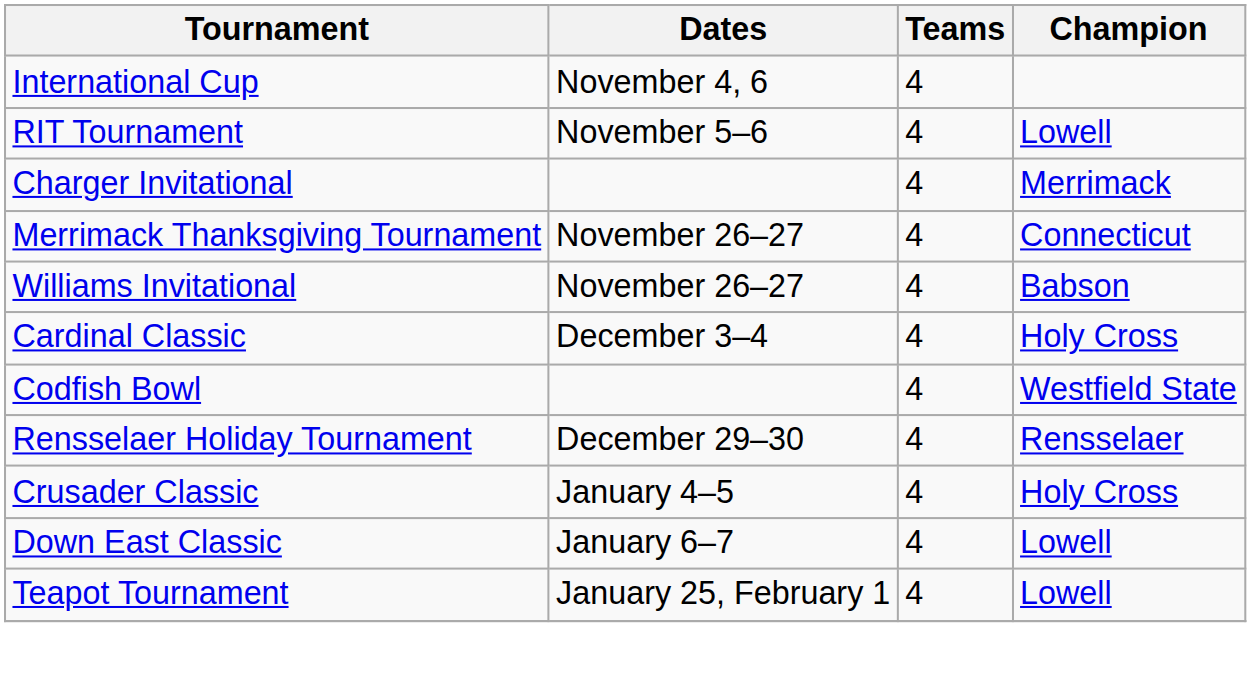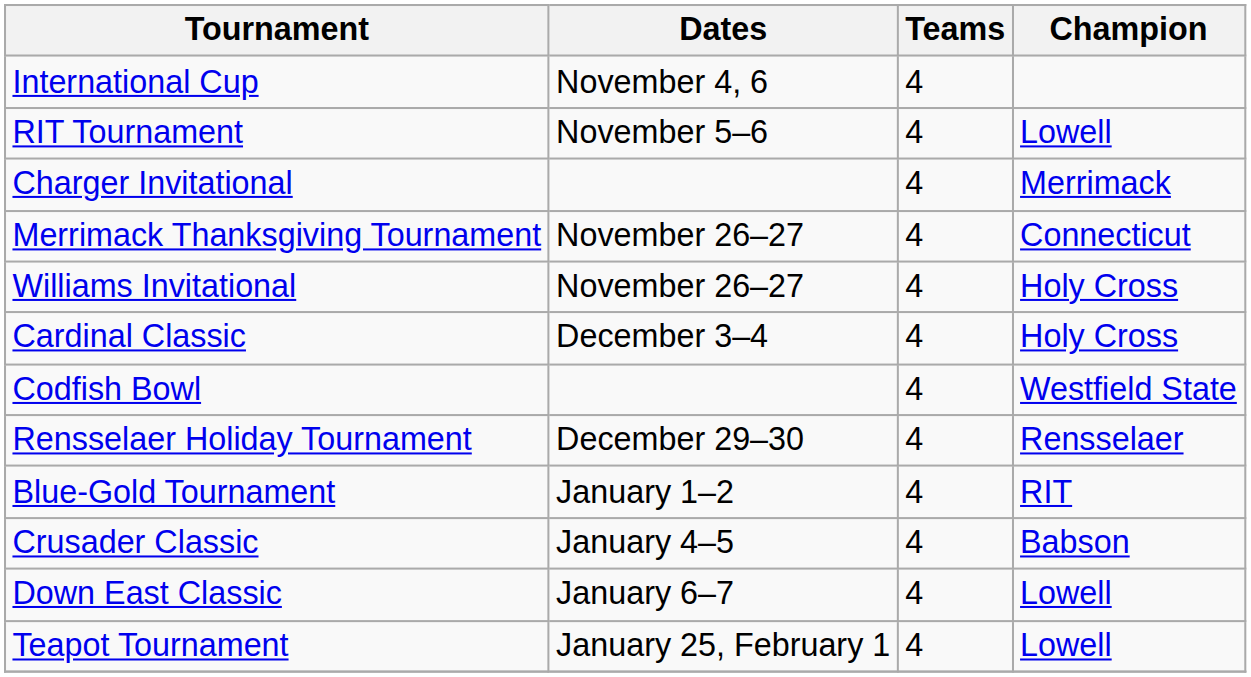(1075, 286) Babson -> (1099, 286) Holy Cross
+ row: (174, 491)
(1099, 491) Holy Cross -> (1075, 542) Babson
